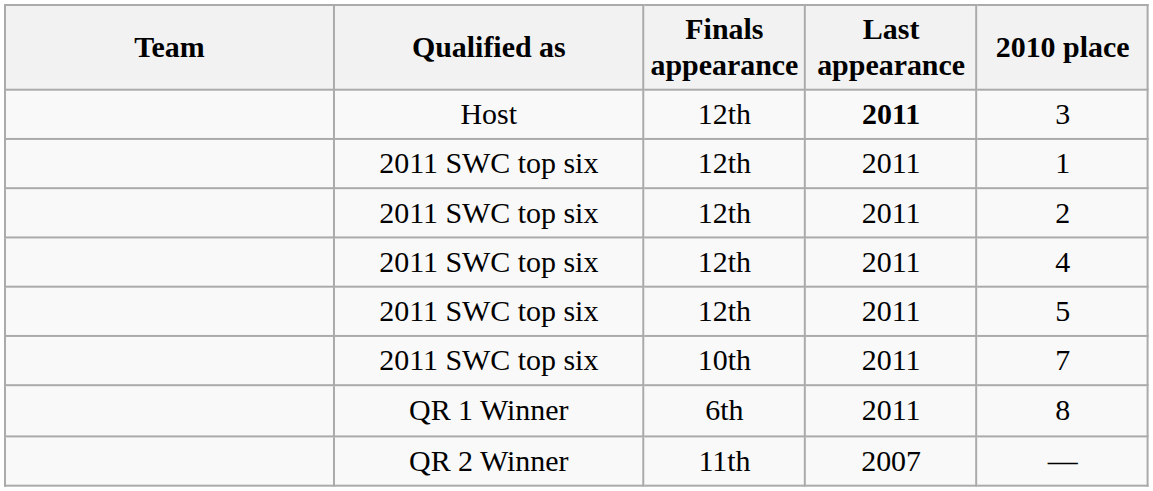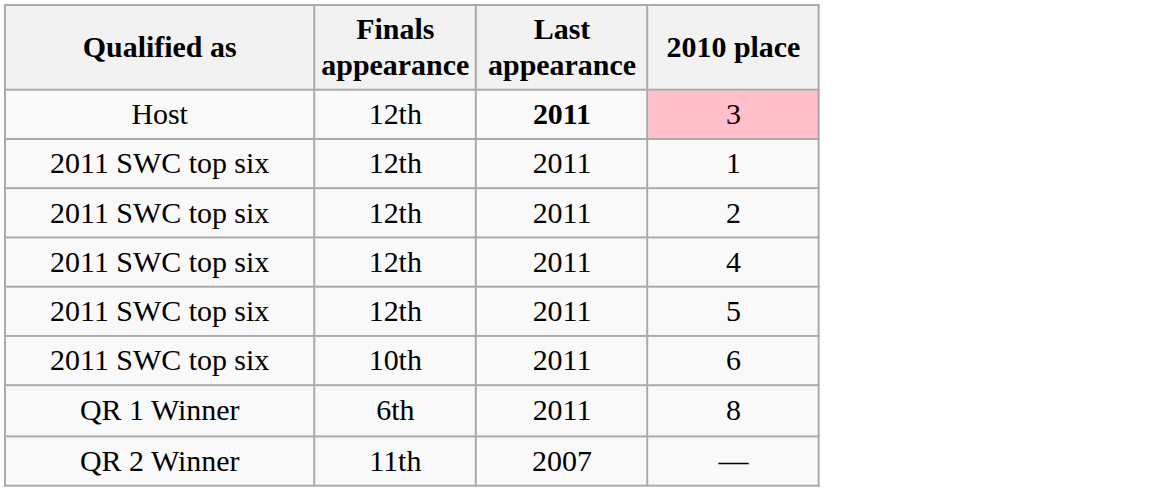- column: (170, 47)
(1063, 114) no background -> (734, 114) pink background
(1063, 361) 7 -> (734, 361) 6
